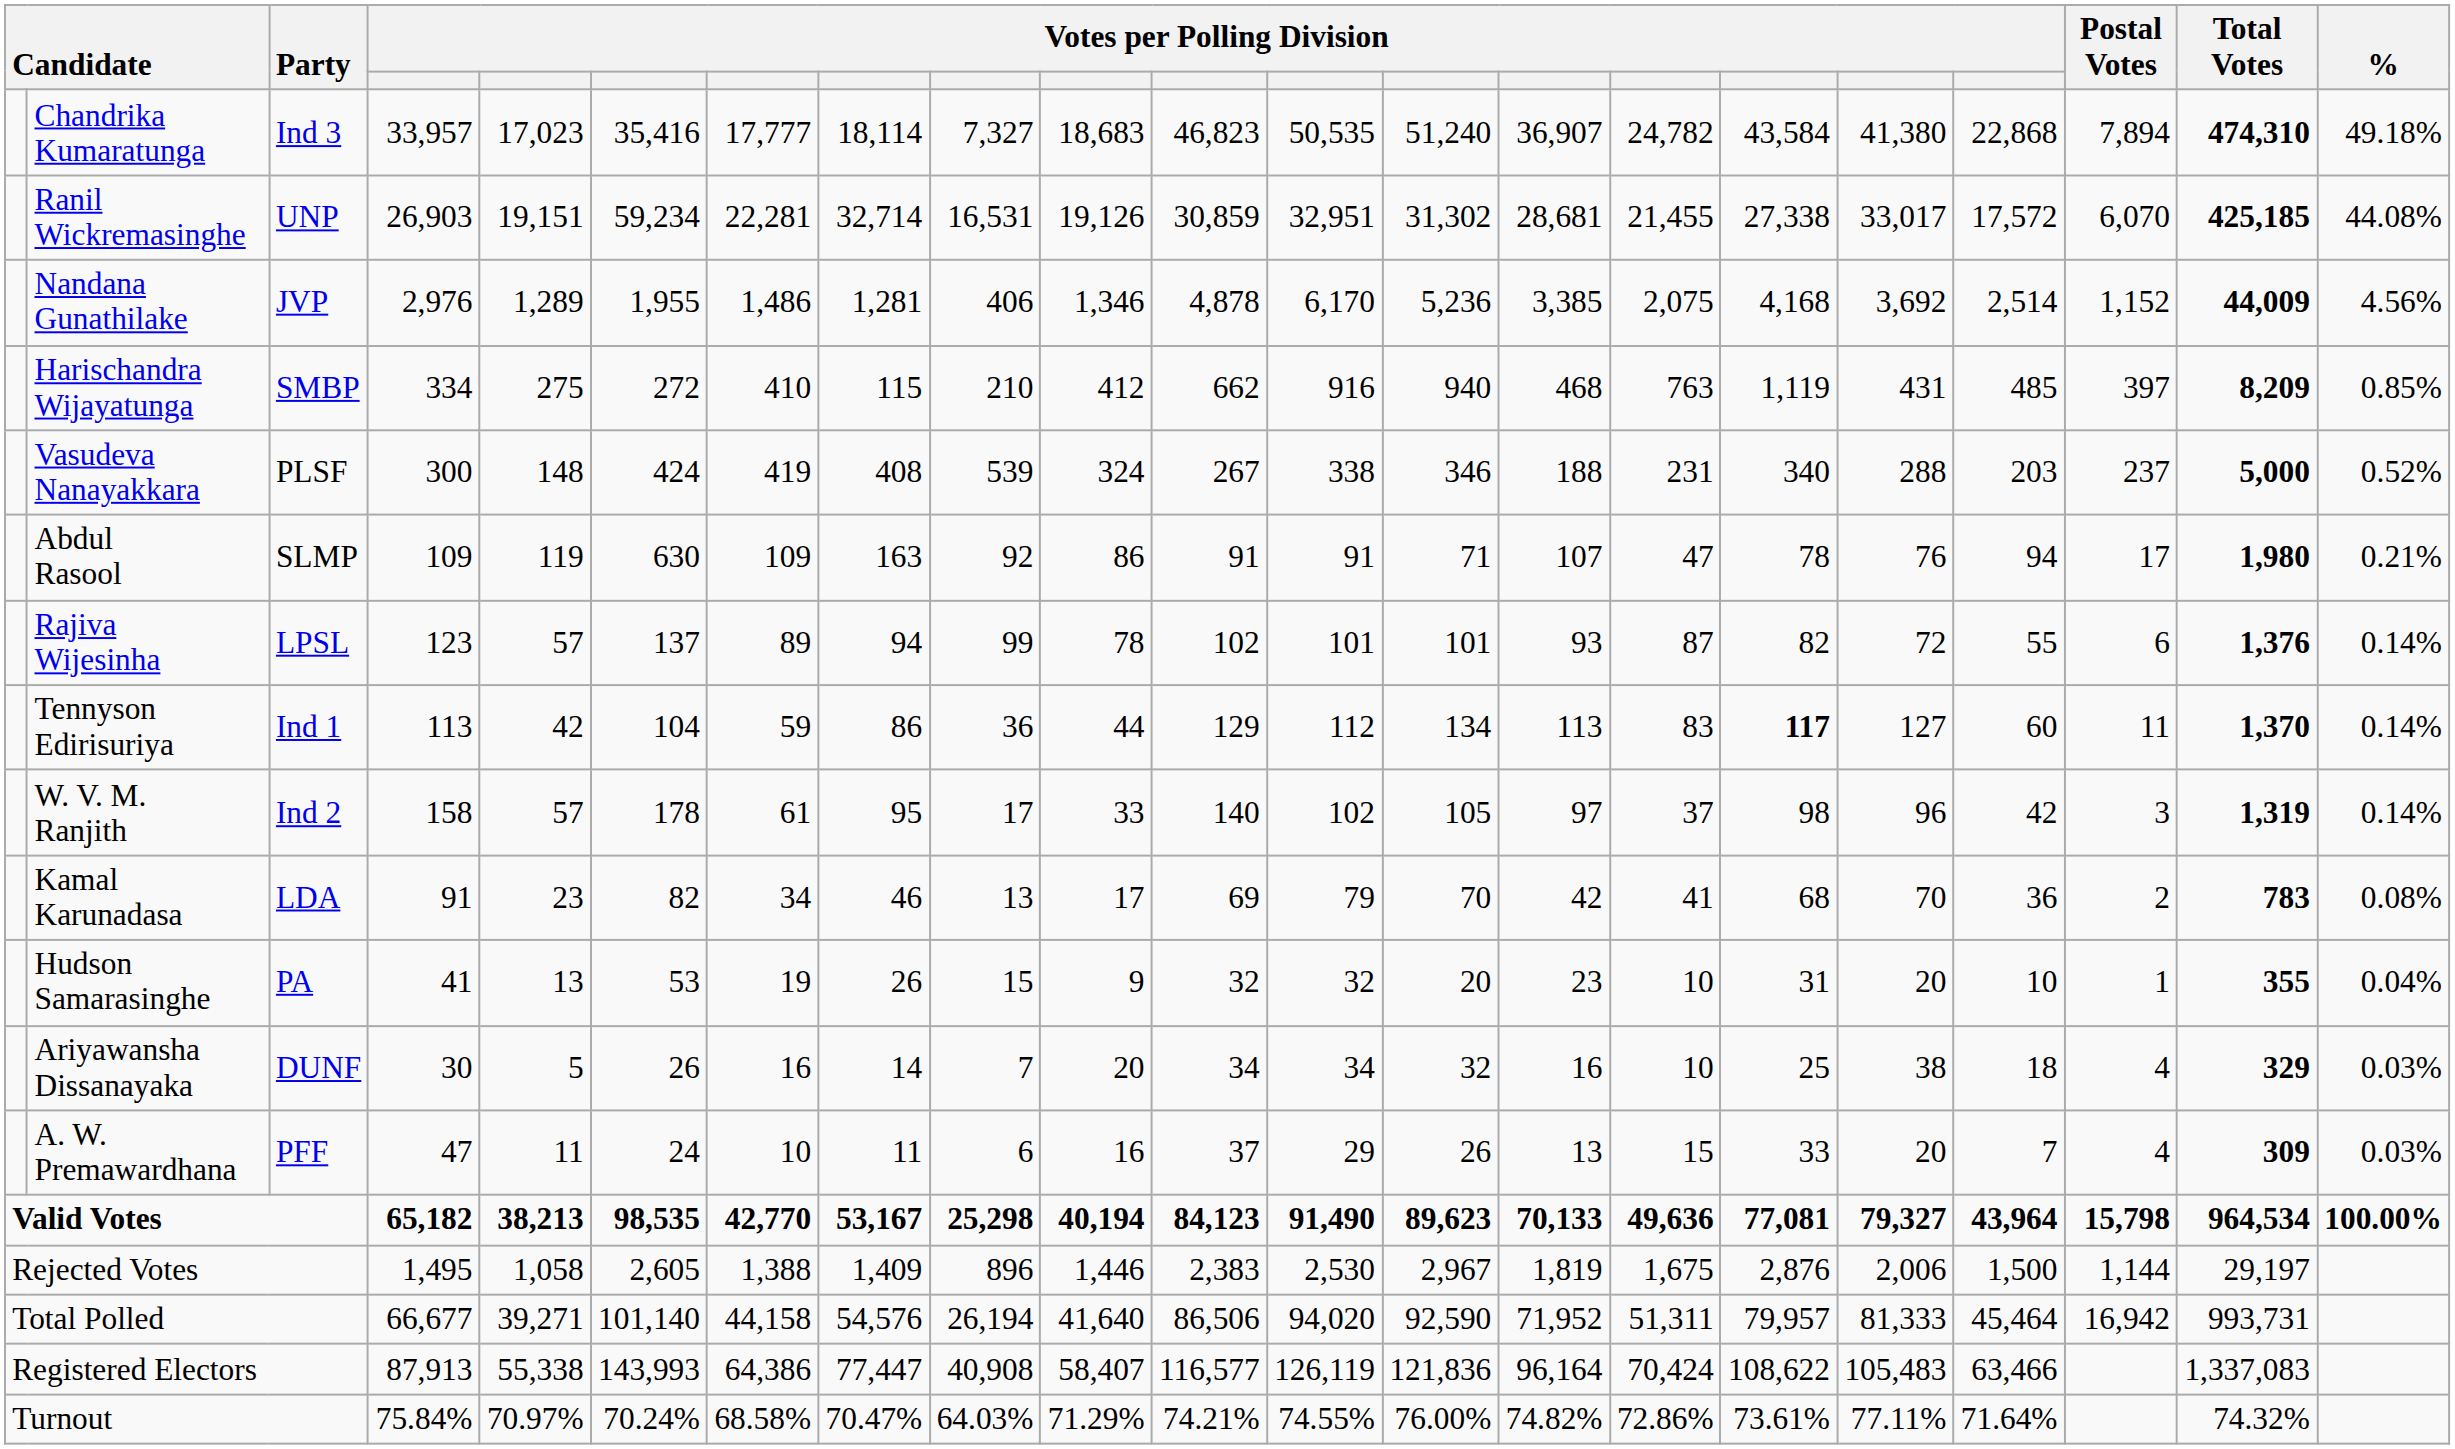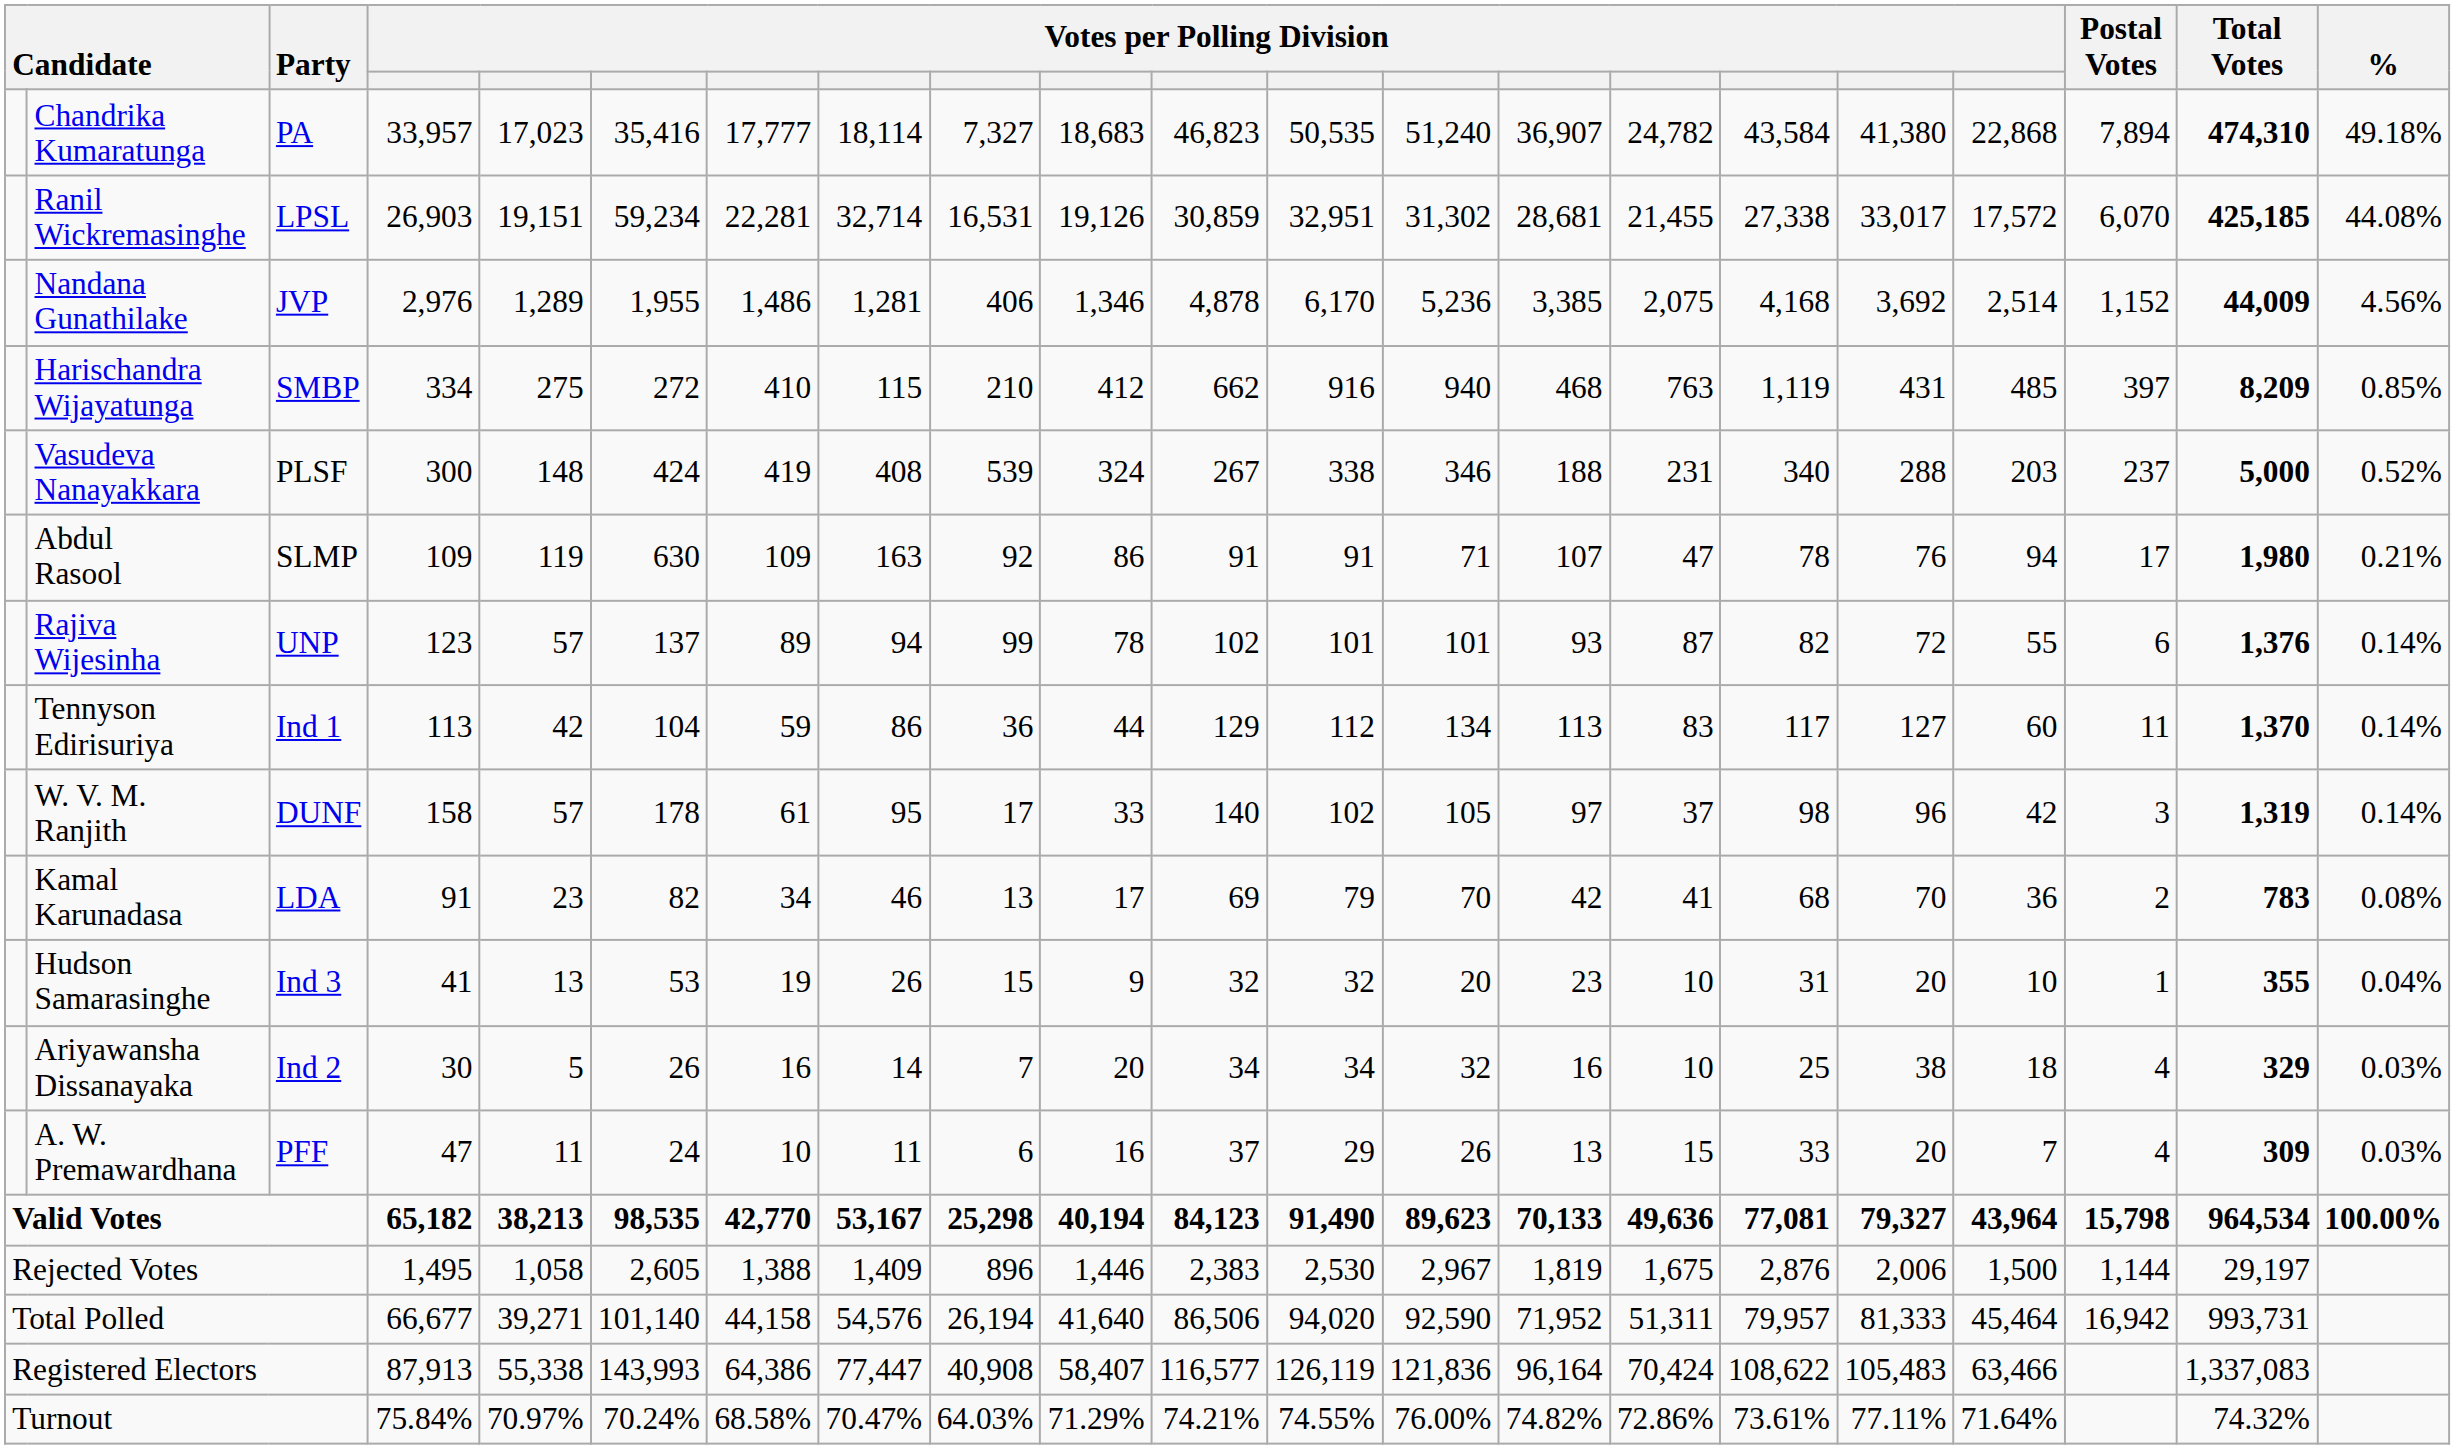(309, 132) Ind 3 -> (295, 132) PA
(307, 217) UNP -> (313, 217) LPSL
(313, 642) LPSL -> (307, 642) UNP
(1807, 727) bold -> (1807, 727) normal
(309, 812) Ind 2 -> (319, 812) DUNF
(295, 982) PA -> (309, 982) Ind 3
(319, 1067) DUNF -> (309, 1067) Ind 2
